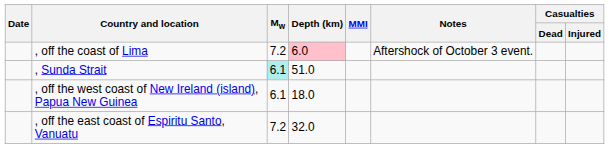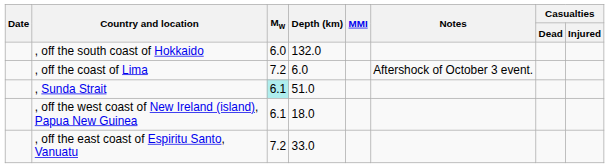+ row: (119, 51)
(300, 51) pink background -> (300, 70) no background
(303, 127) 32.0 -> (303, 146) 33.0
